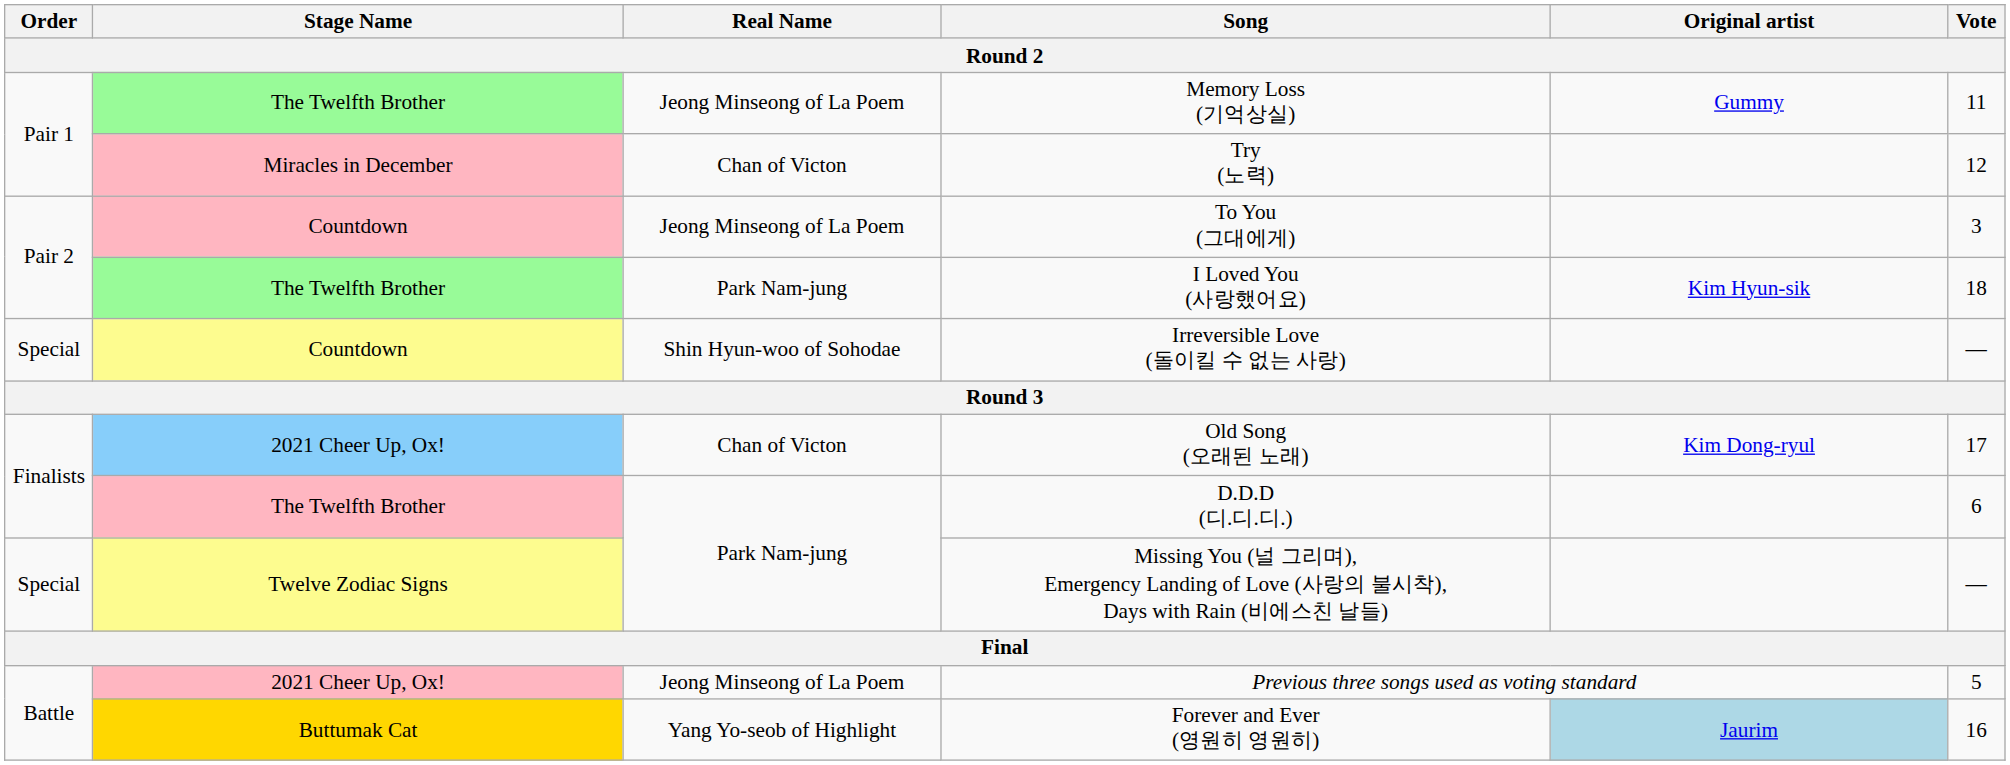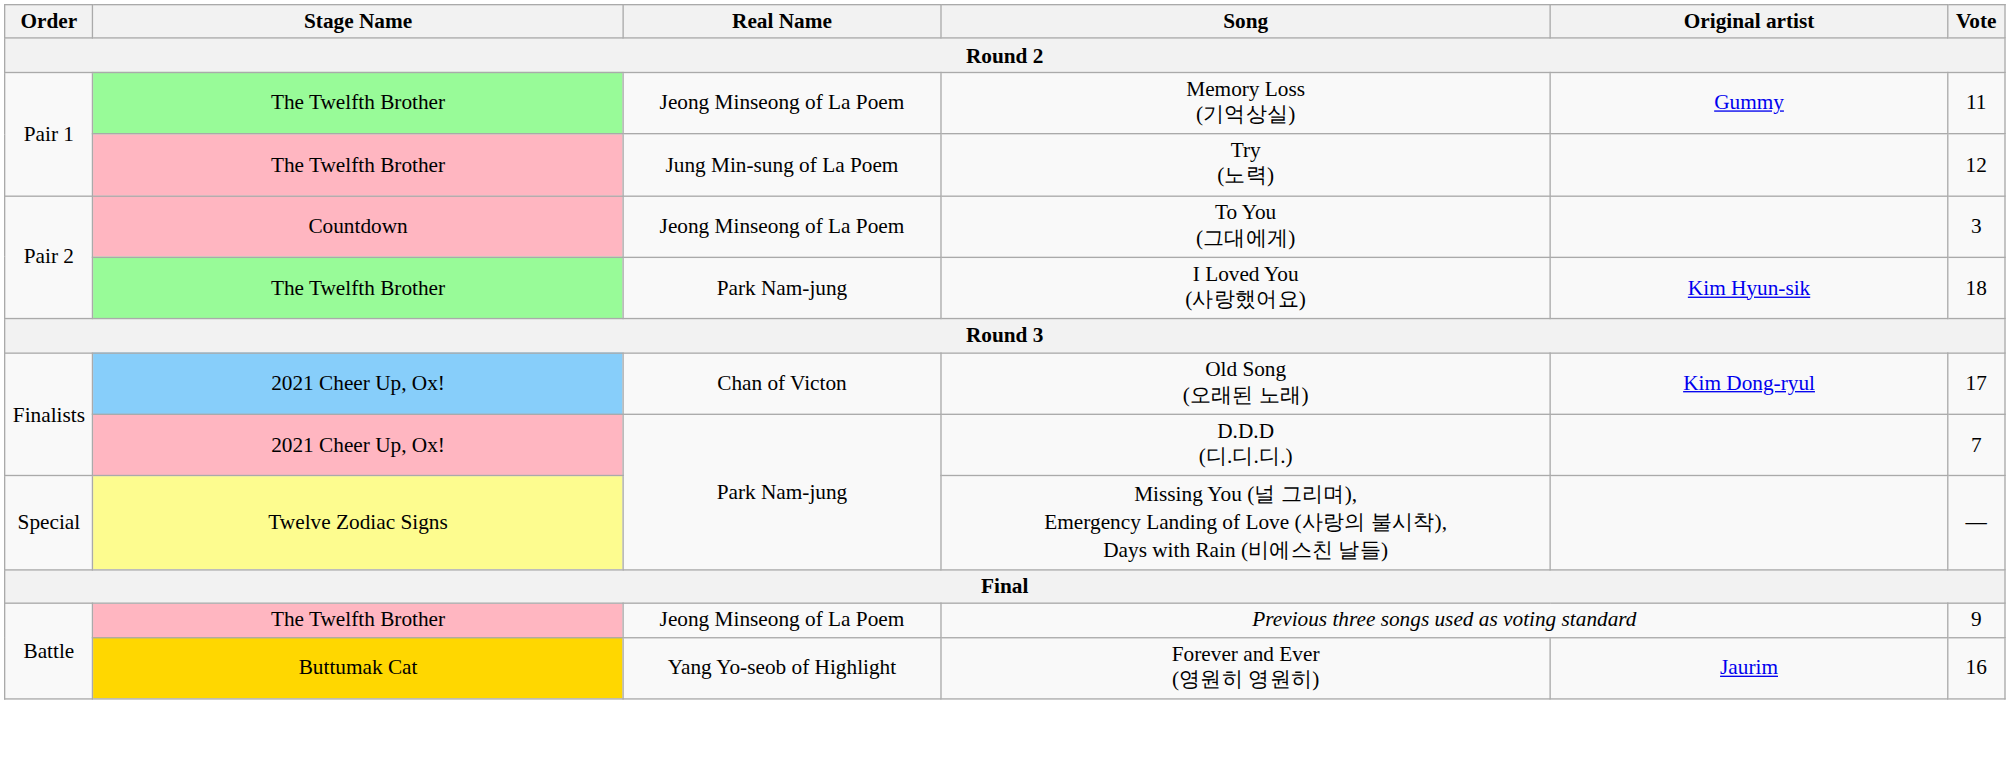(358, 164) Miracles in December -> (358, 164) The Twelfth Brother
(782, 164) Chan of Victon -> (782, 164) Jung Min-sung of La Poem
- row: (1246, 348)
(358, 506) The Twelfth Brother -> (358, 444) 2021 Cheer Up, Ox!
(1976, 506) 6 -> (1976, 444) 7
(358, 681) 2021 Cheer Up, Ox! -> (358, 620) The Twelfth Brother
(1976, 681) 5 -> (1976, 620) 9
(1749, 729) lightblue background -> (1749, 667) no background
